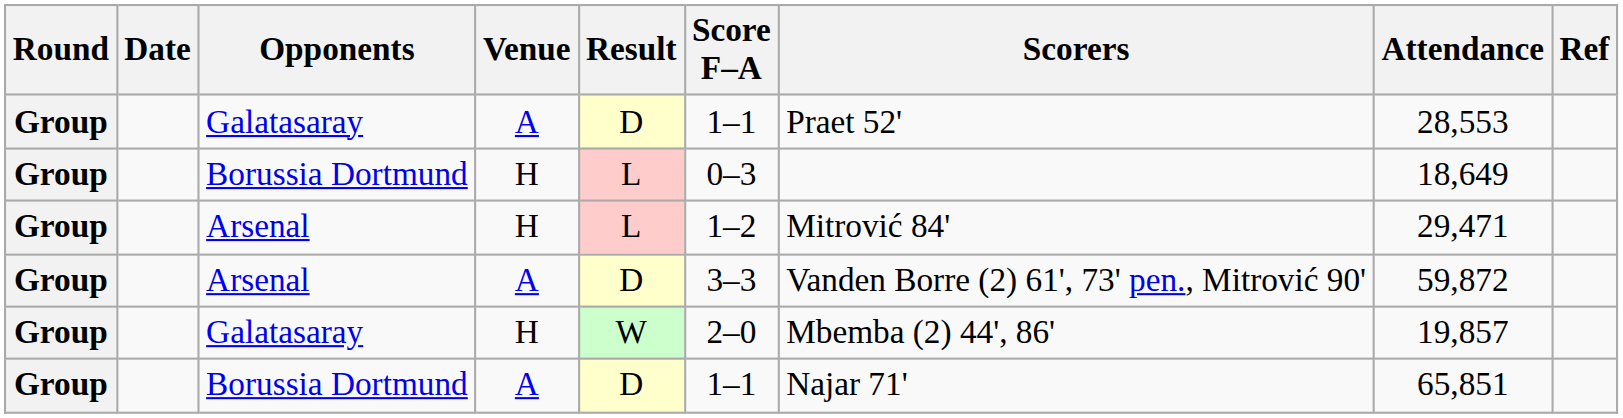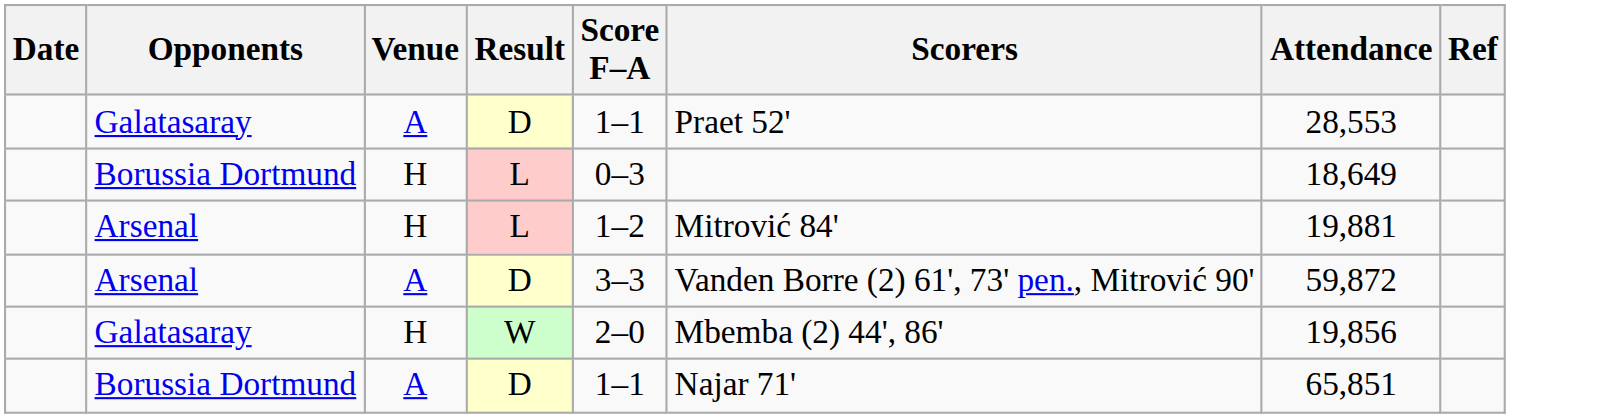- column: (61, 49)
(1463, 226) 29,471 -> (1351, 226) 19,881
(1463, 332) 19,857 -> (1351, 332) 19,856
